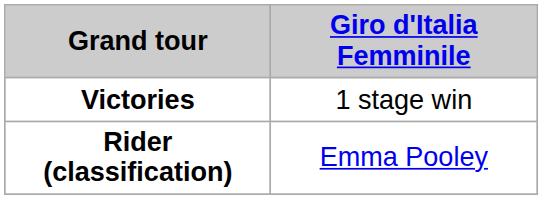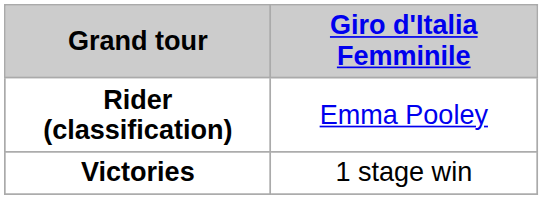rows swapped: (138, 157) <-> (138, 99)
